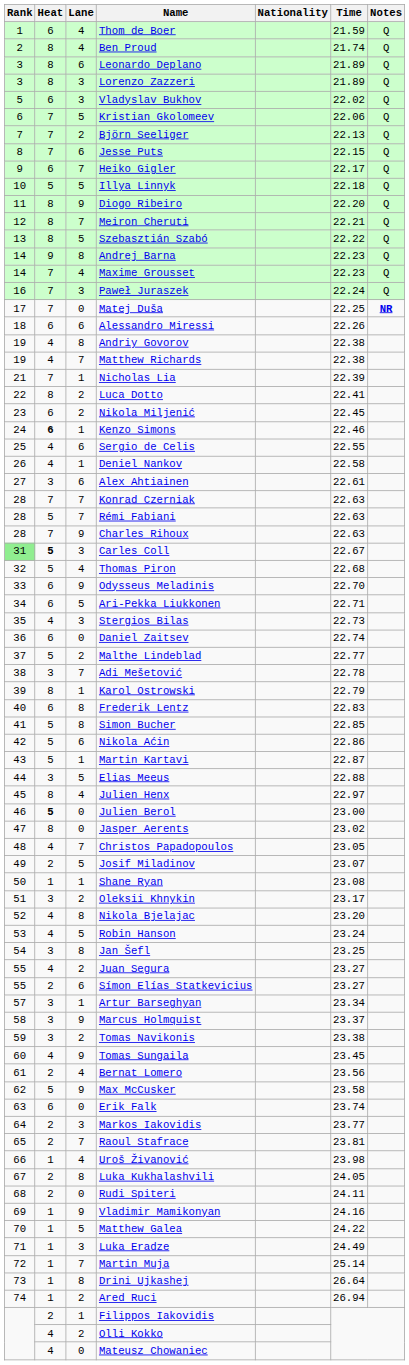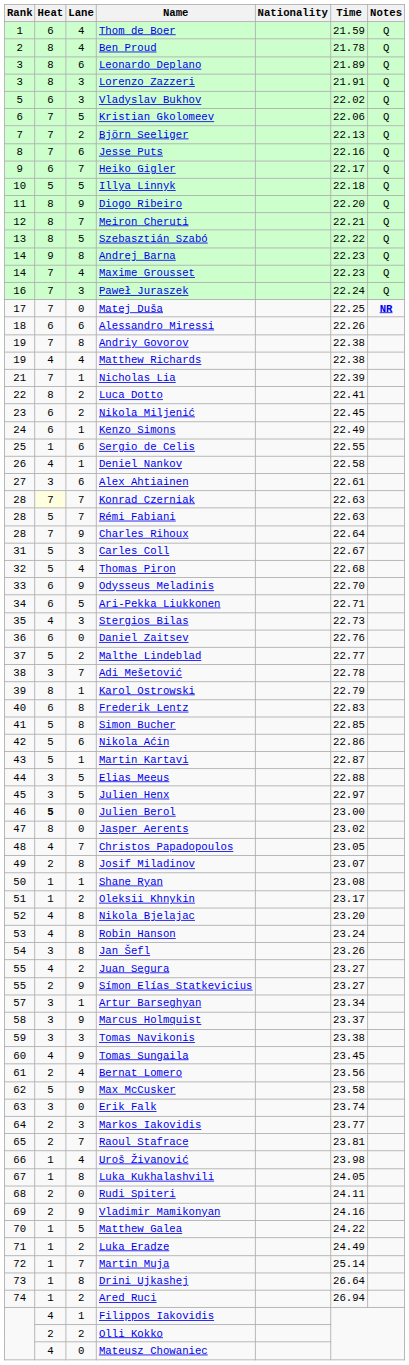(349, 48) 21.74 -> (349, 48) 21.78
(349, 83) 21.89 -> (349, 83) 21.91
(349, 152) 22.15 -> (349, 152) 22.16
(50, 343) 4 -> (50, 343) 7
(81, 361) 7 -> (81, 361) 4
(50, 430) bold -> (50, 430) normal
(349, 430) 22.46 -> (349, 430) 22.49
(50, 447) 4 -> (50, 447) 1
(50, 500) no background -> (50, 500) lightyellow background
(349, 534) 22.63 -> (349, 534) 22.64
(20, 552) lightgreen background -> (20, 552) no background
(50, 552) bold -> (50, 552) normal
(349, 639) 22.74 -> (349, 639) 22.76
(50, 795) 8 -> (50, 795) 3
(81, 795) 4 -> (81, 795) 5
(81, 864) 5 -> (81, 864) 8
(50, 899) 3 -> (50, 899) 1
(81, 934) 5 -> (81, 934) 8
(349, 951) 23.25 -> (349, 951) 23.26
(81, 986) 6 -> (81, 986) 9
(81, 1038) 2 -> (81, 1038) 3
(50, 1108) 6 -> (50, 1108) 3
(50, 1177) 2 -> (50, 1177) 1
(50, 1212) 1 -> (50, 1212) 2
(81, 1247) 3 -> (81, 1247) 2
(50, 1316) 2 -> (50, 1316) 4
(50, 1334) 4 -> (50, 1334) 2
